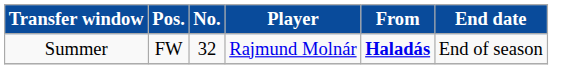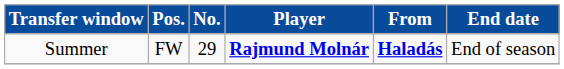(207, 48) 32 -> (207, 48) 29
(293, 48) normal -> (299, 48) bold
